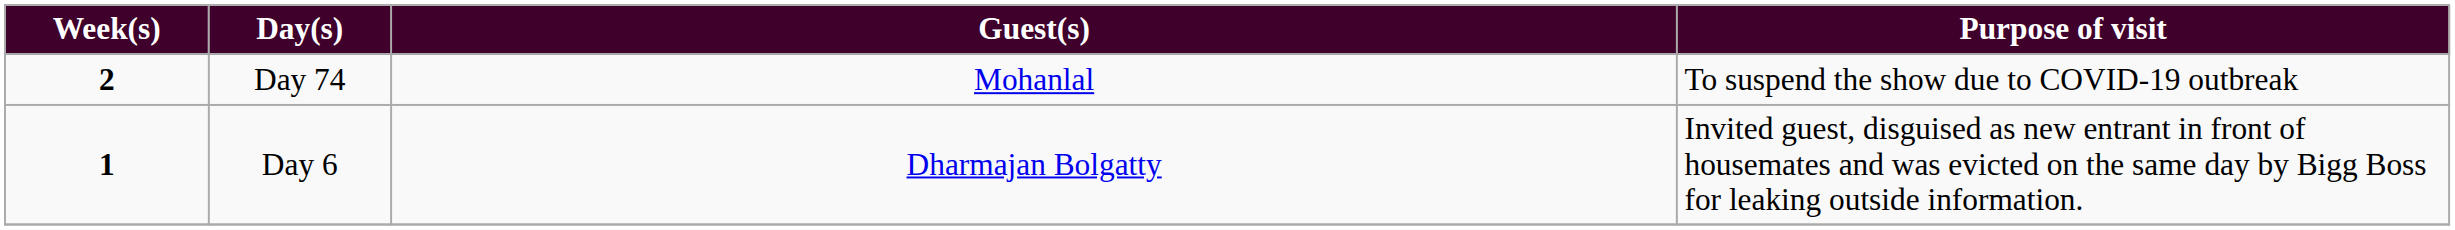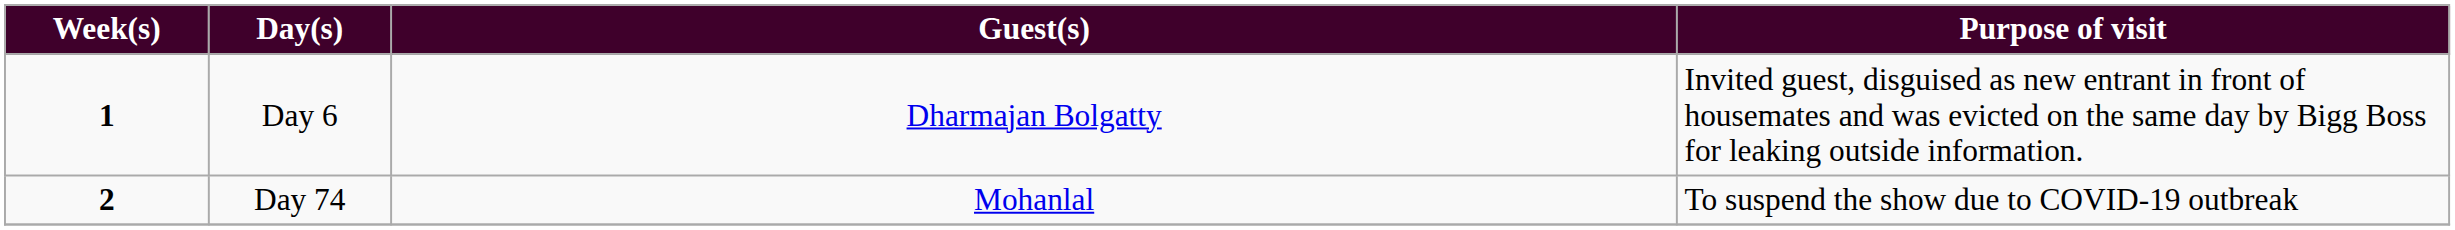rows swapped: (300, 164) <-> (300, 79)
